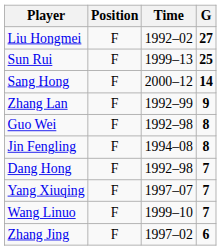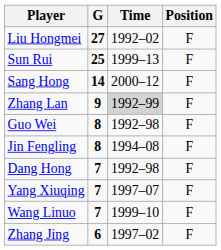columns swapped: (115, 16) <-> (206, 16)
(169, 103) no background -> (135, 103) lightgrey background
